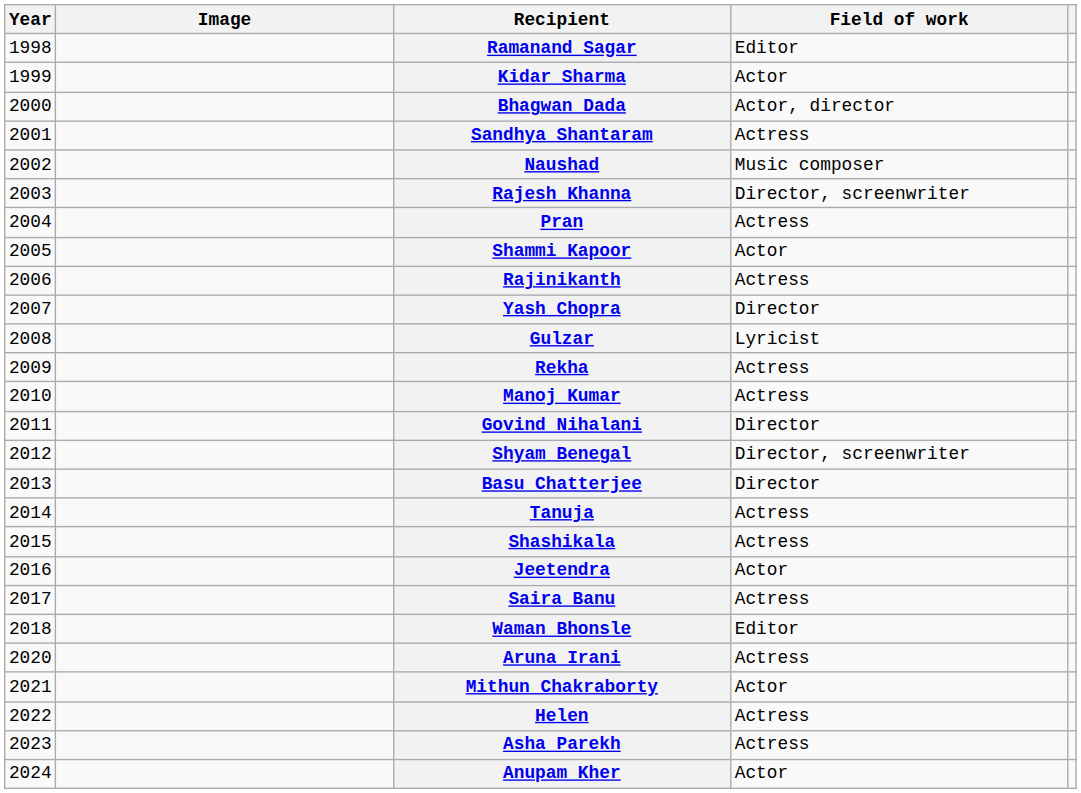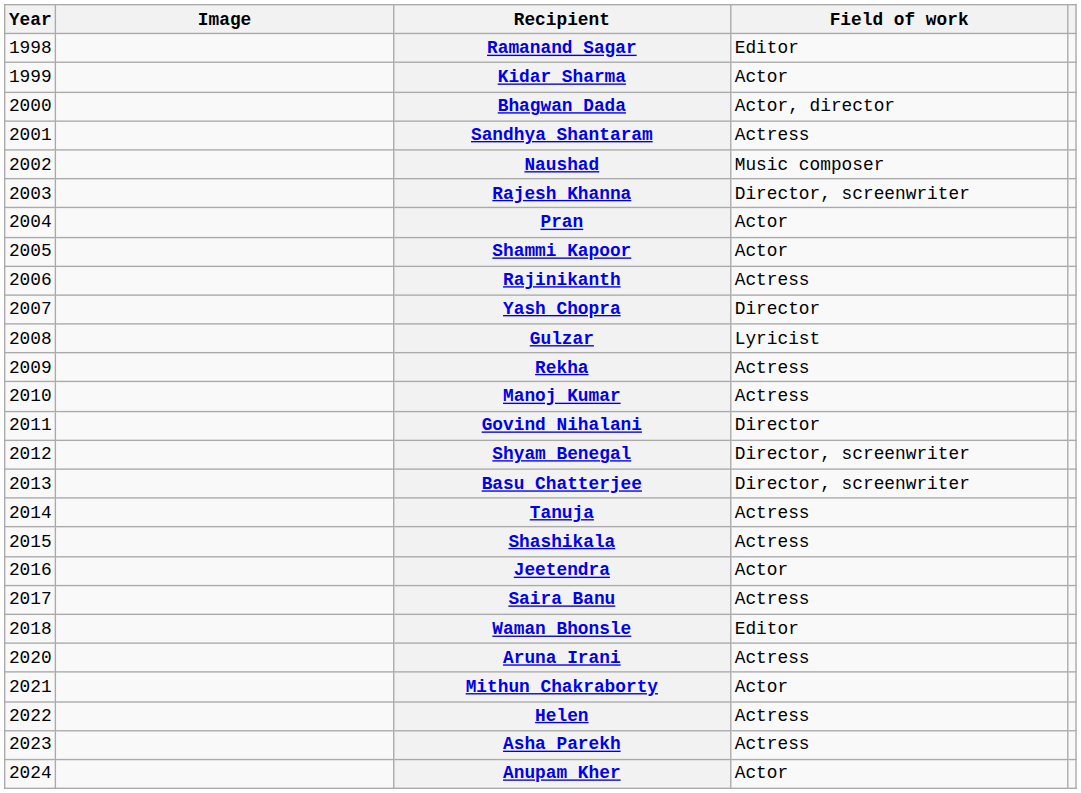(772, 222) Actress -> (761, 222) Actor
(777, 484) Director -> (852, 484) Director, screenwriter
